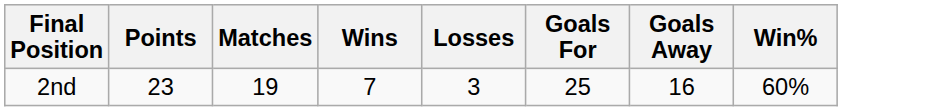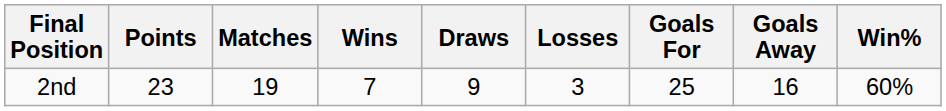+ column: (474, 37)
